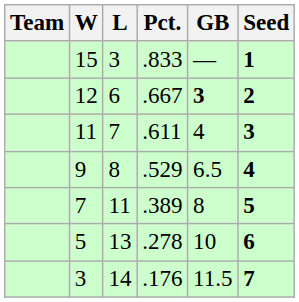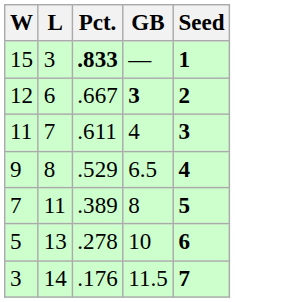- column: (37, 22)
(162, 59) normal -> (98, 59) bold
